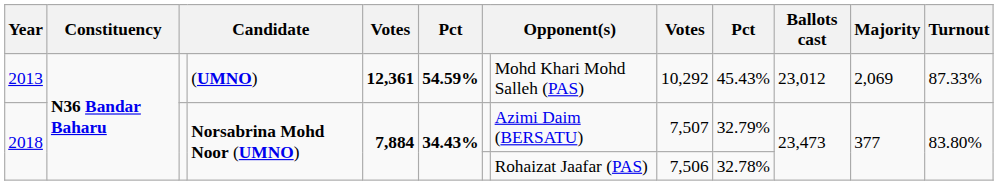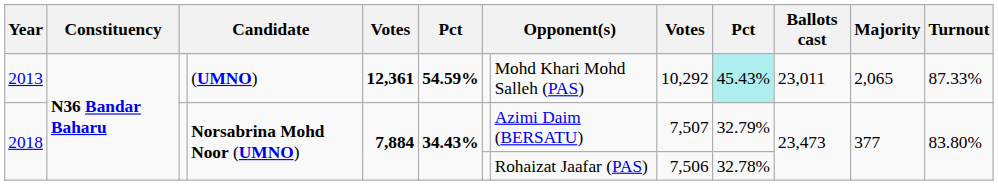(743, 78) no background -> (743, 78) paleturquoise background
(802, 78) 23,012 -> (802, 78) 23,011
(874, 78) 2,069 -> (874, 78) 2,065
